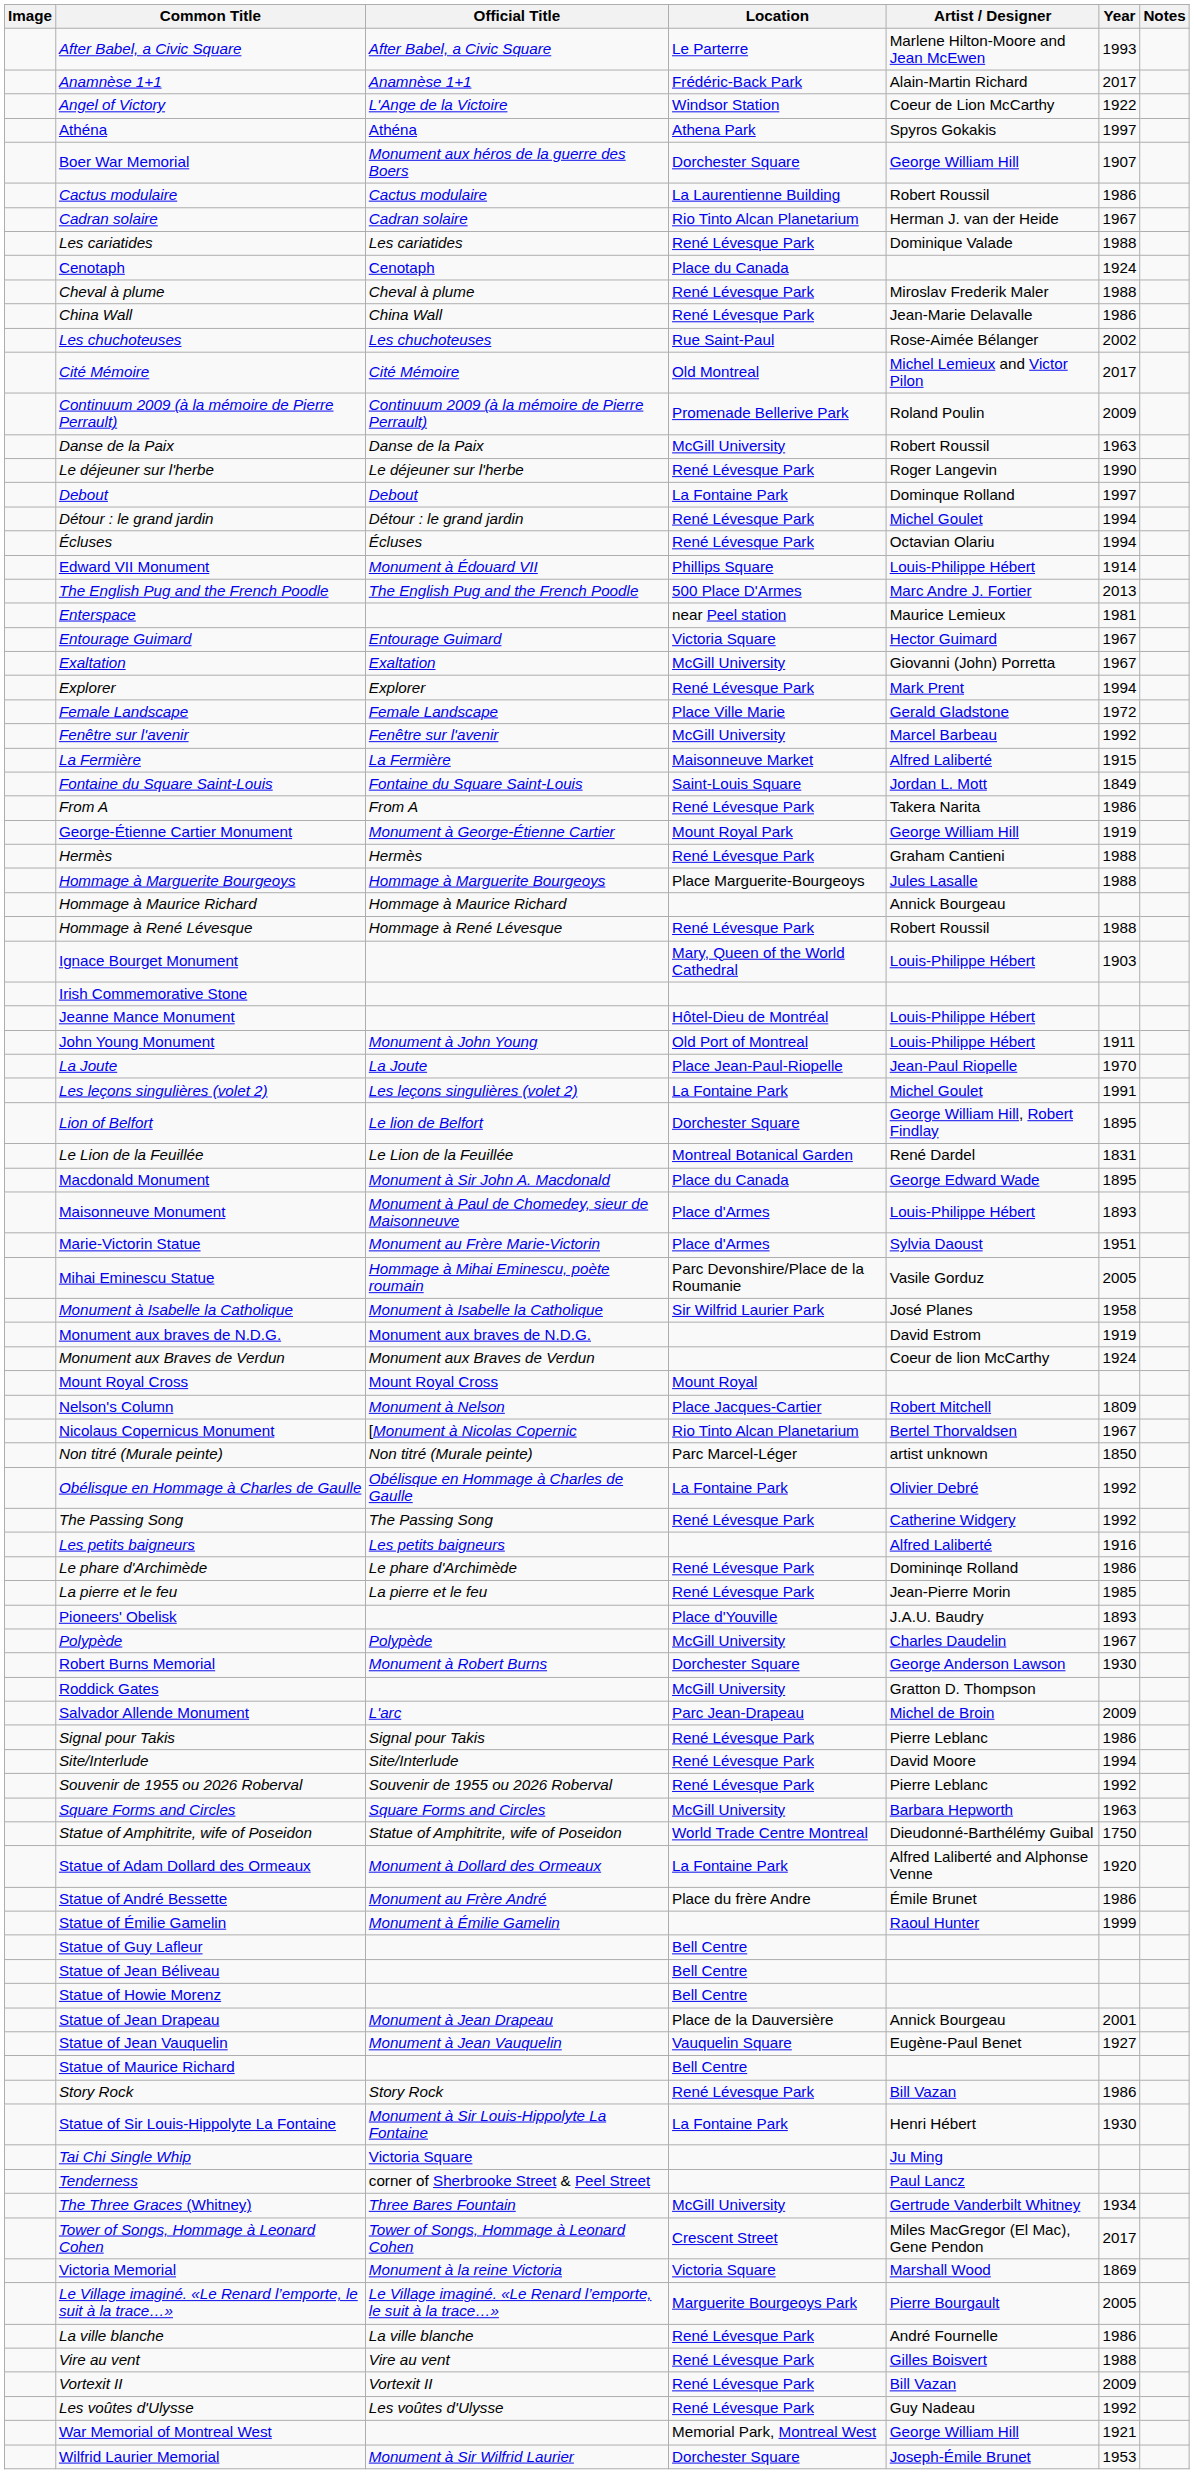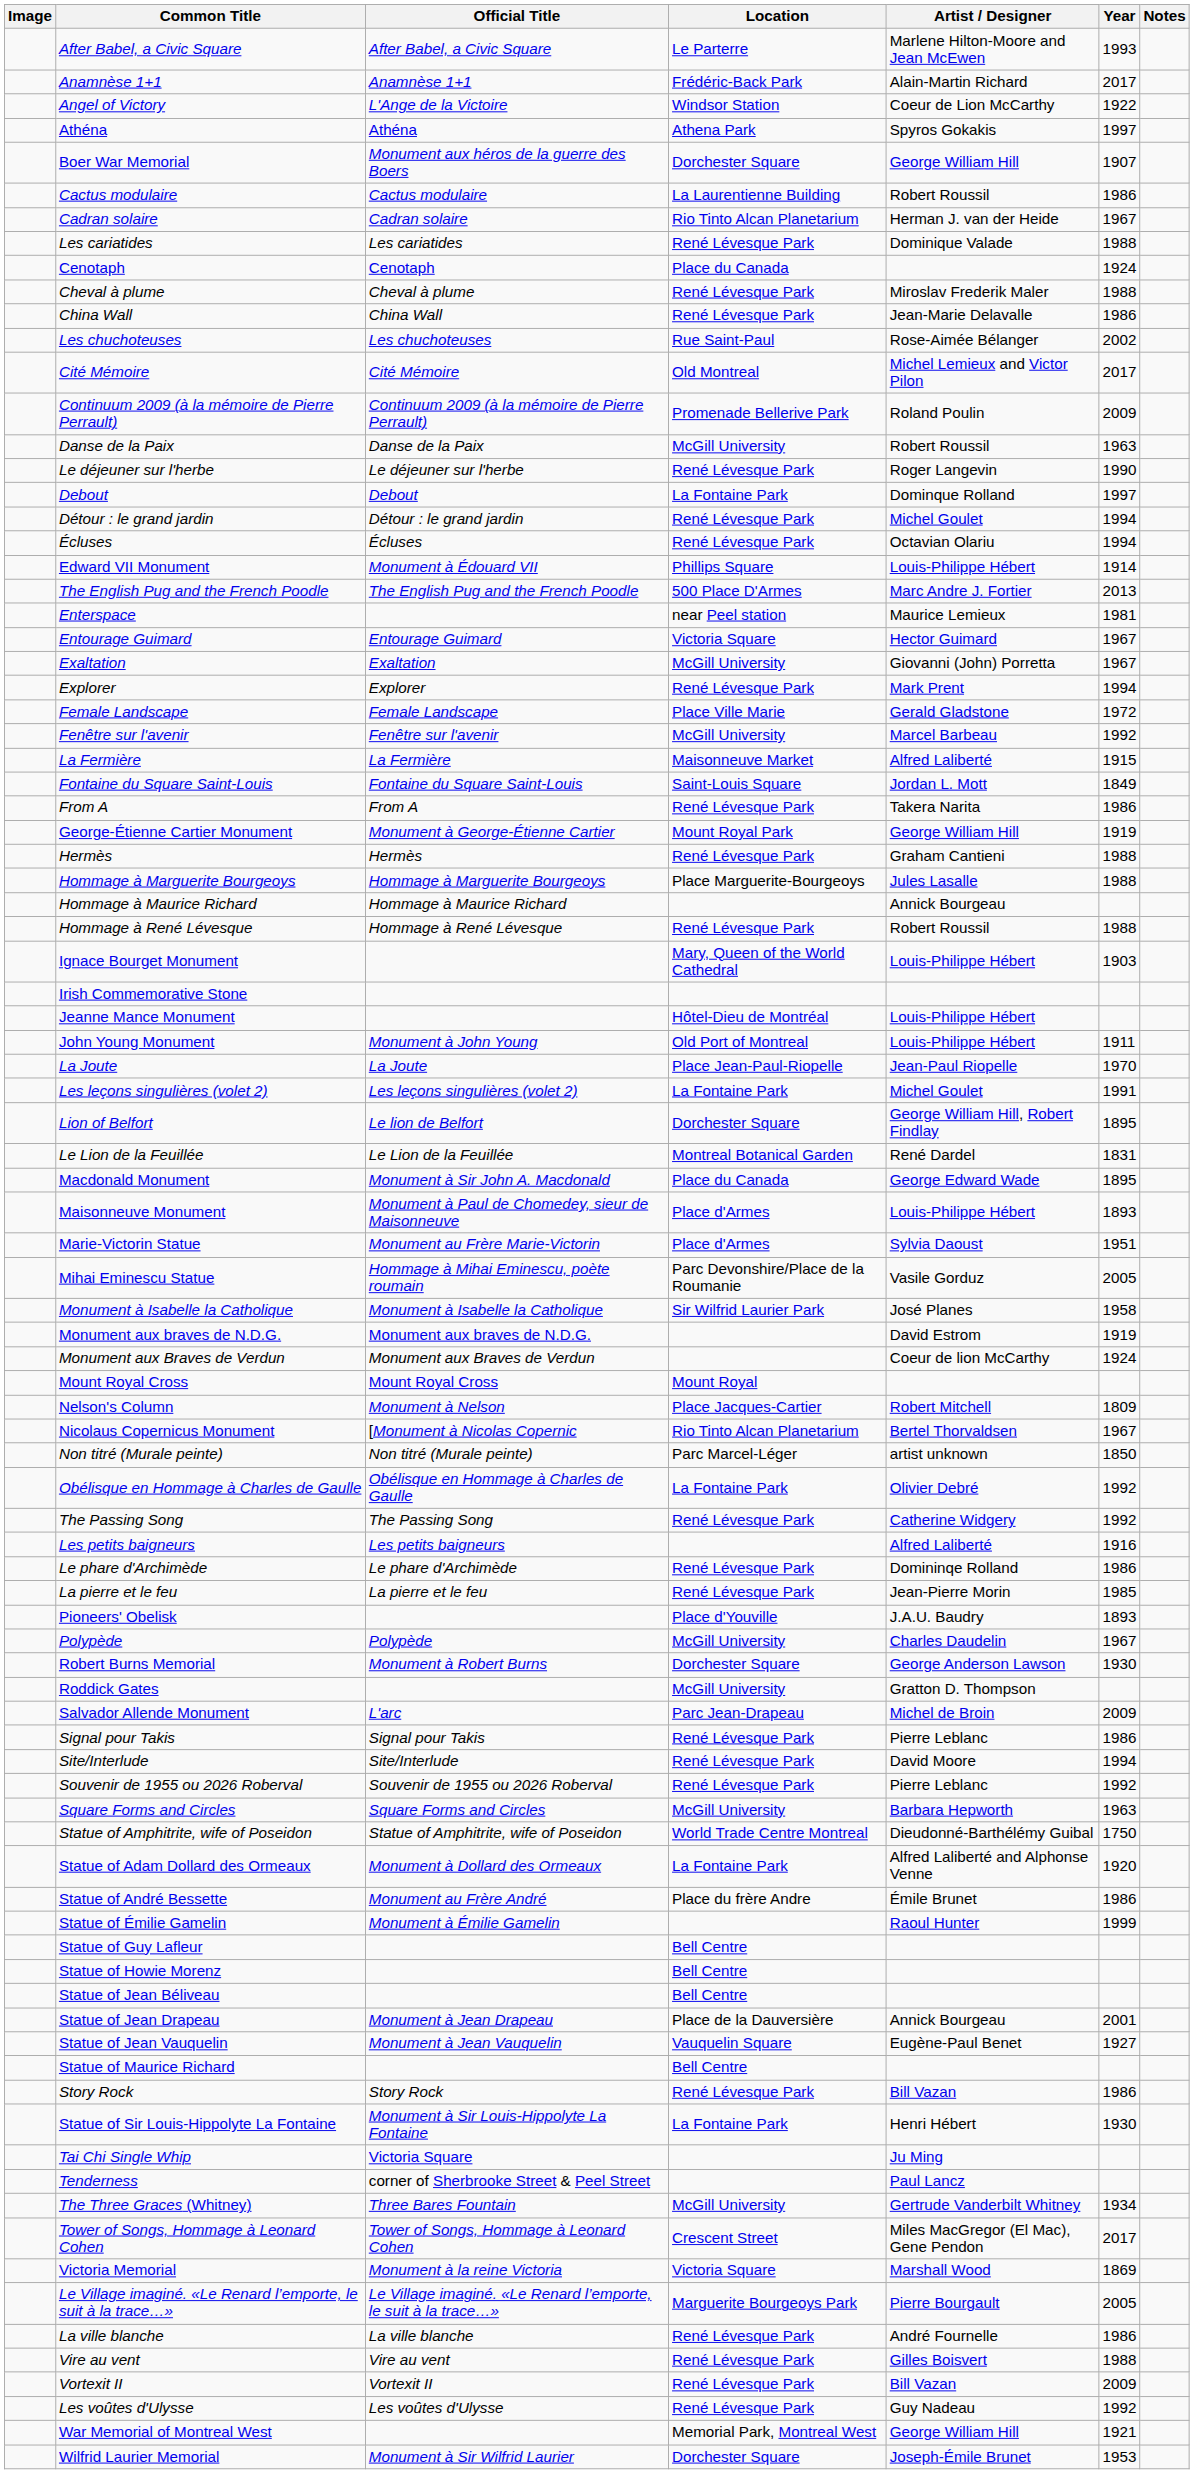rows swapped: (140, 1995) <-> (139, 1971)
